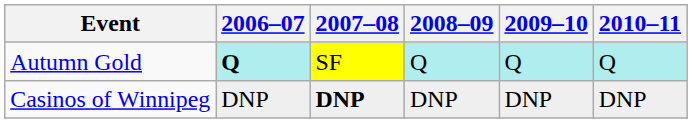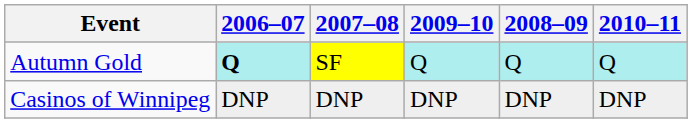columns swapped: (452, 23) <-> (546, 23)
(340, 99) bold -> (339, 99) normal
